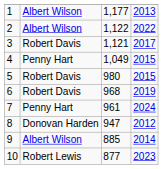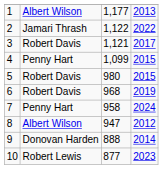(52, 28) Albert Wilson -> (55, 28) Jamari Thrash
(116, 60) 1,049 -> (116, 60) 1,099
(112, 108) 961 -> (112, 108) 958
(61, 124) Donovan Harden -> (52, 124) Albert Wilson
(52, 140) Albert Wilson -> (61, 140) Donovan Harden
(112, 140) 885 -> (112, 140) 888
